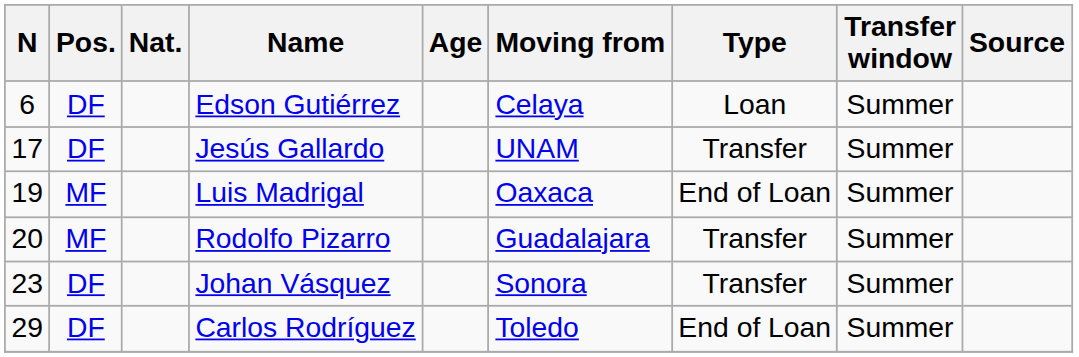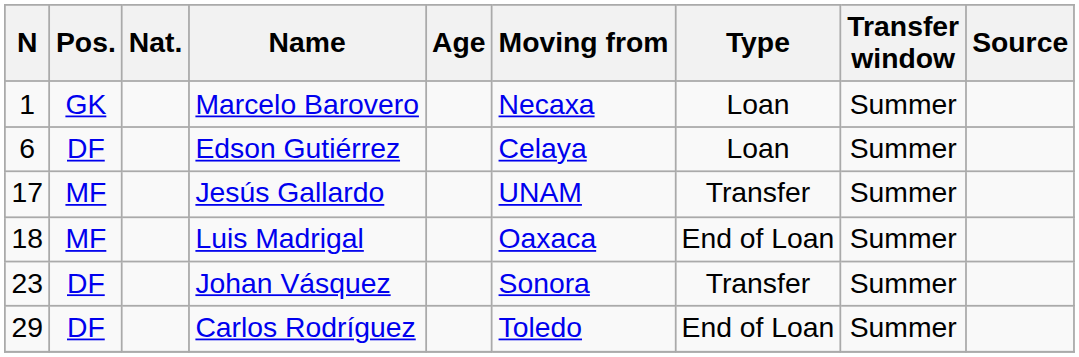+ row: (307, 103)
(86, 148) DF -> (86, 193) MF
(27, 193) 19 -> (27, 238) 18
- row: (293, 238)
